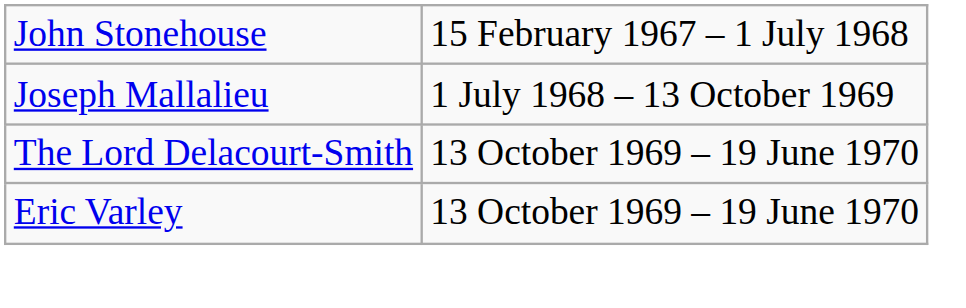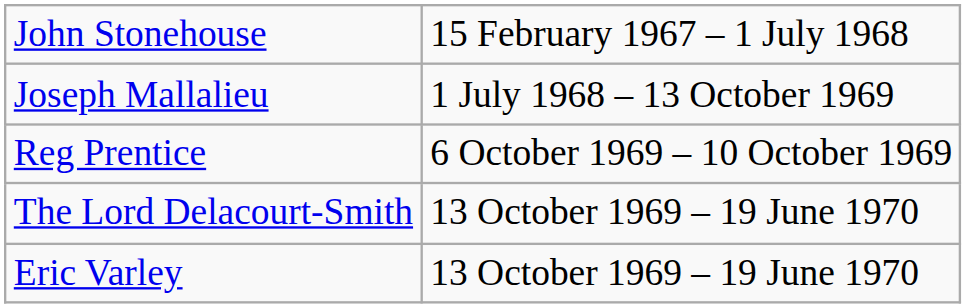+ row: (110, 152)
